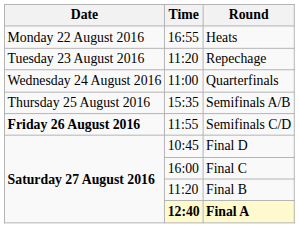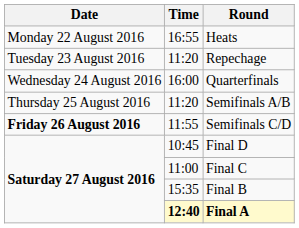(183, 80) 11:00 -> (183, 80) 16:00
(183, 102) 15:35 -> (183, 102) 11:20
(183, 168) 16:00 -> (183, 168) 11:00
(183, 189) 11:20 -> (183, 189) 15:35
